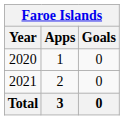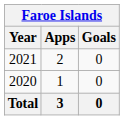rows swapped: (23, 59) <-> (23, 81)
